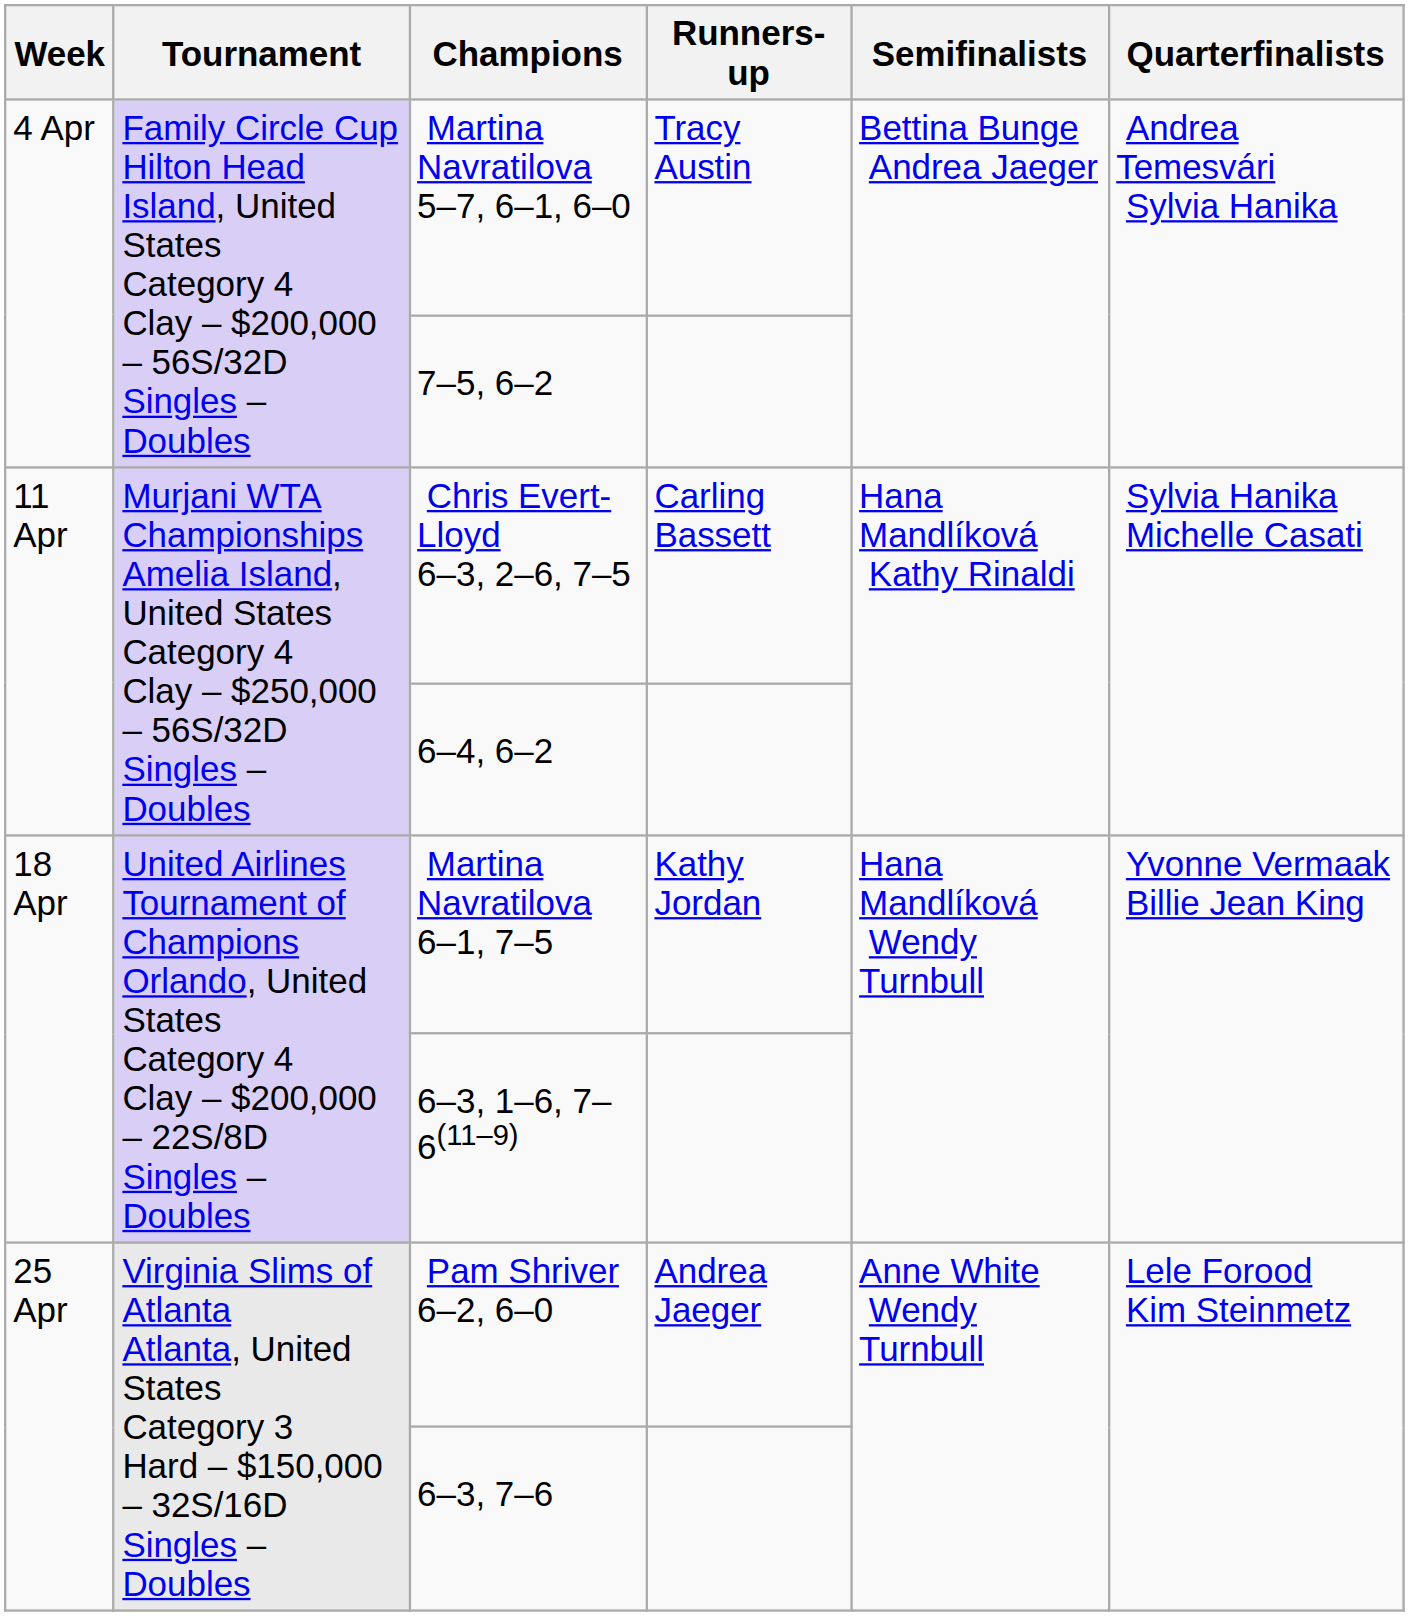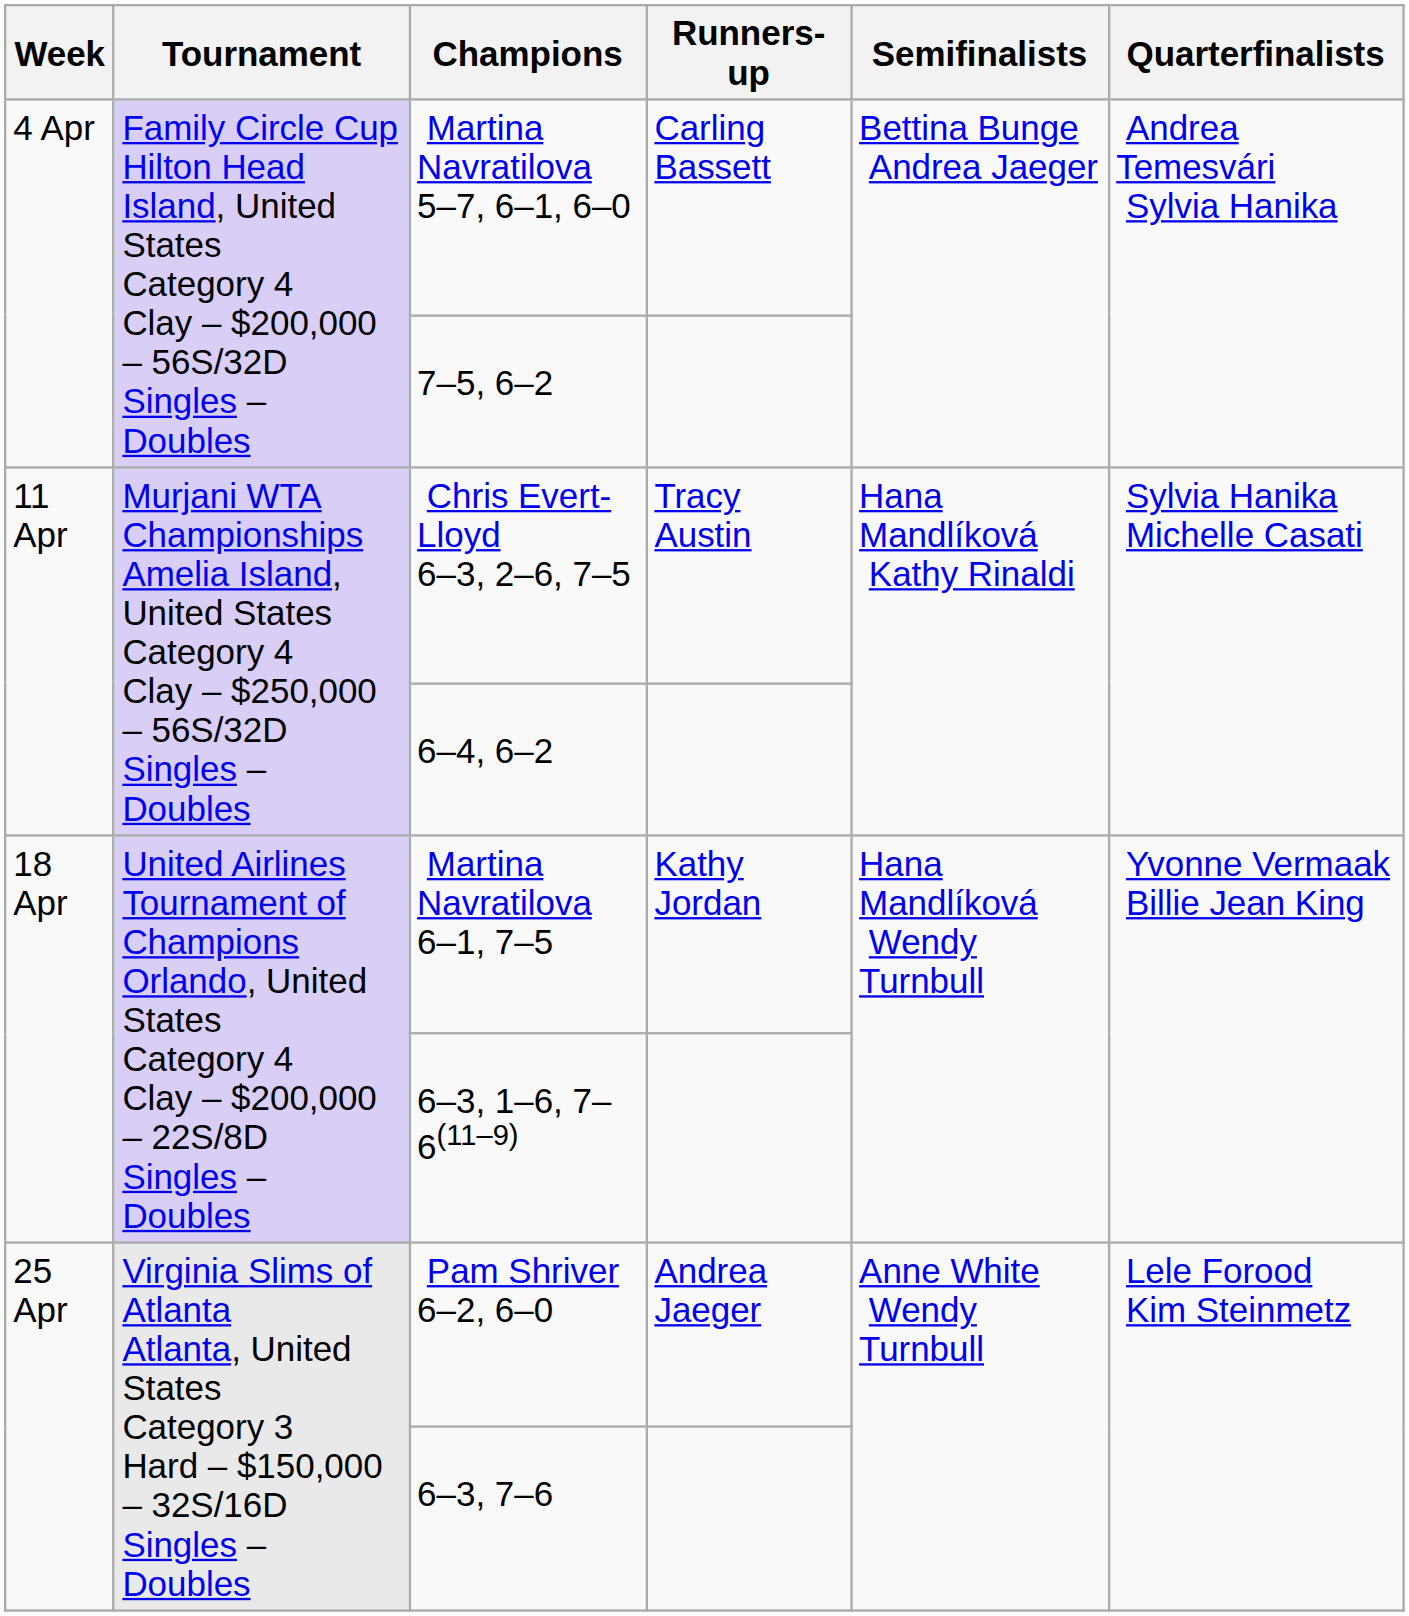(703, 147) Tracy Austin -> (713, 147) Carling Bassett
(713, 515) Carling Bassett -> (703, 515) Tracy Austin
